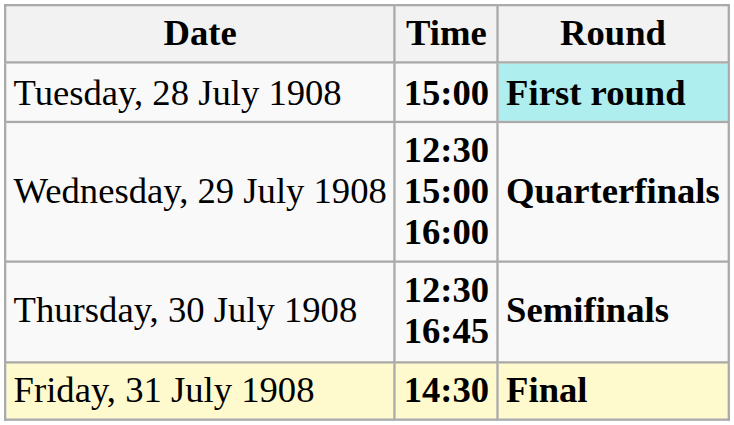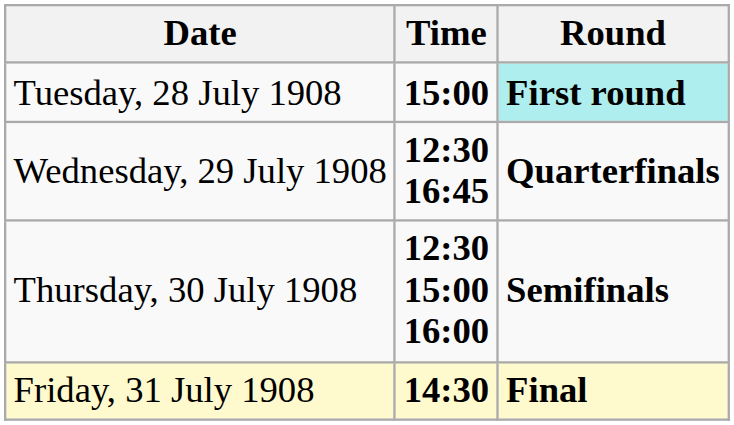(446, 190) 12:30 15:00 16:00 -> (446, 170) 12:30 16:45
(446, 310) 12:30 16:45 -> (446, 290) 12:30 15:00 16:00
